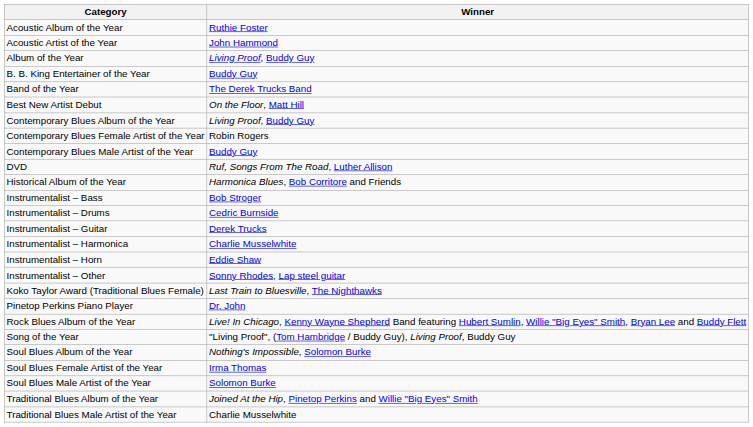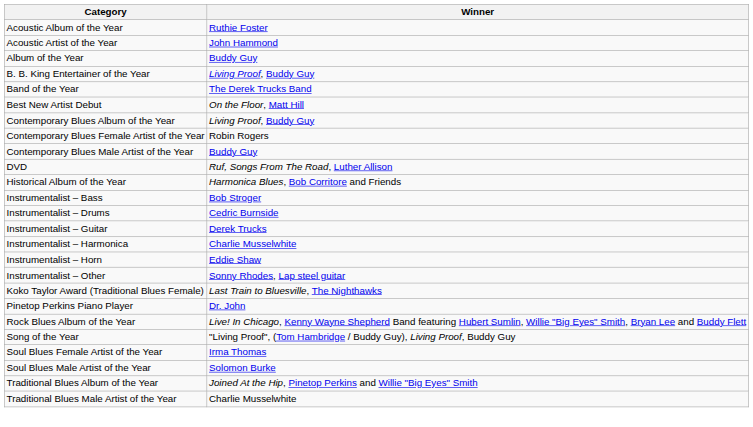(262, 58) Living Proof, Buddy Guy -> (233, 58) Buddy Guy
(233, 74) Buddy Guy -> (262, 74) Living Proof, Buddy Guy
- row: (69, 352)
